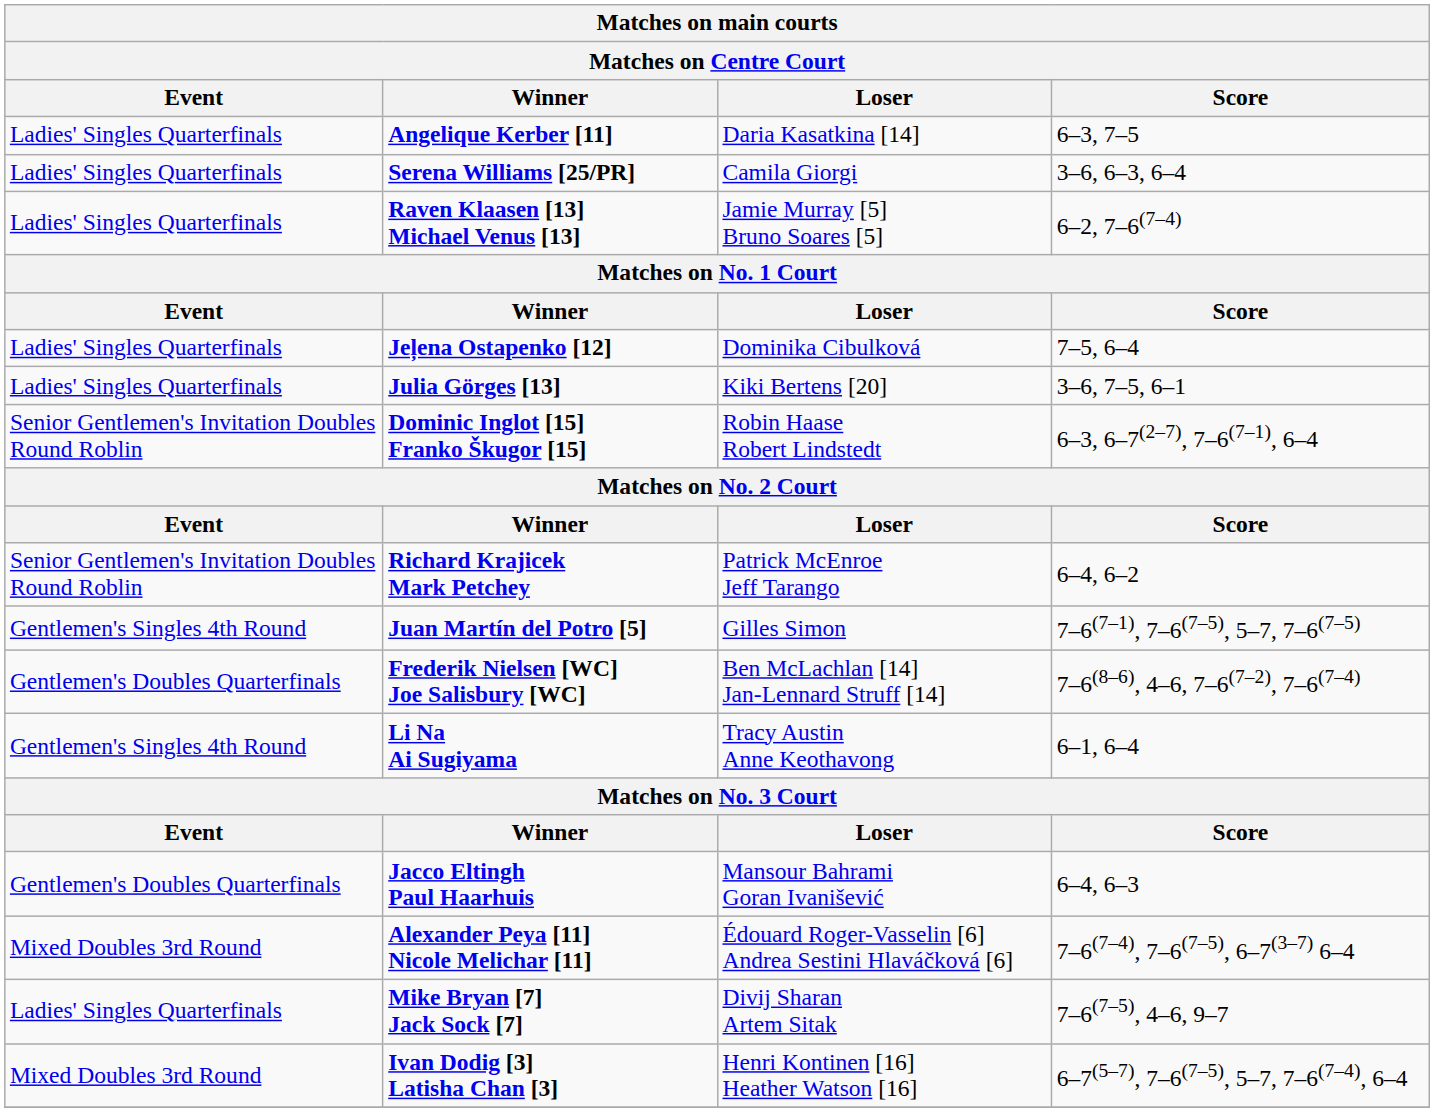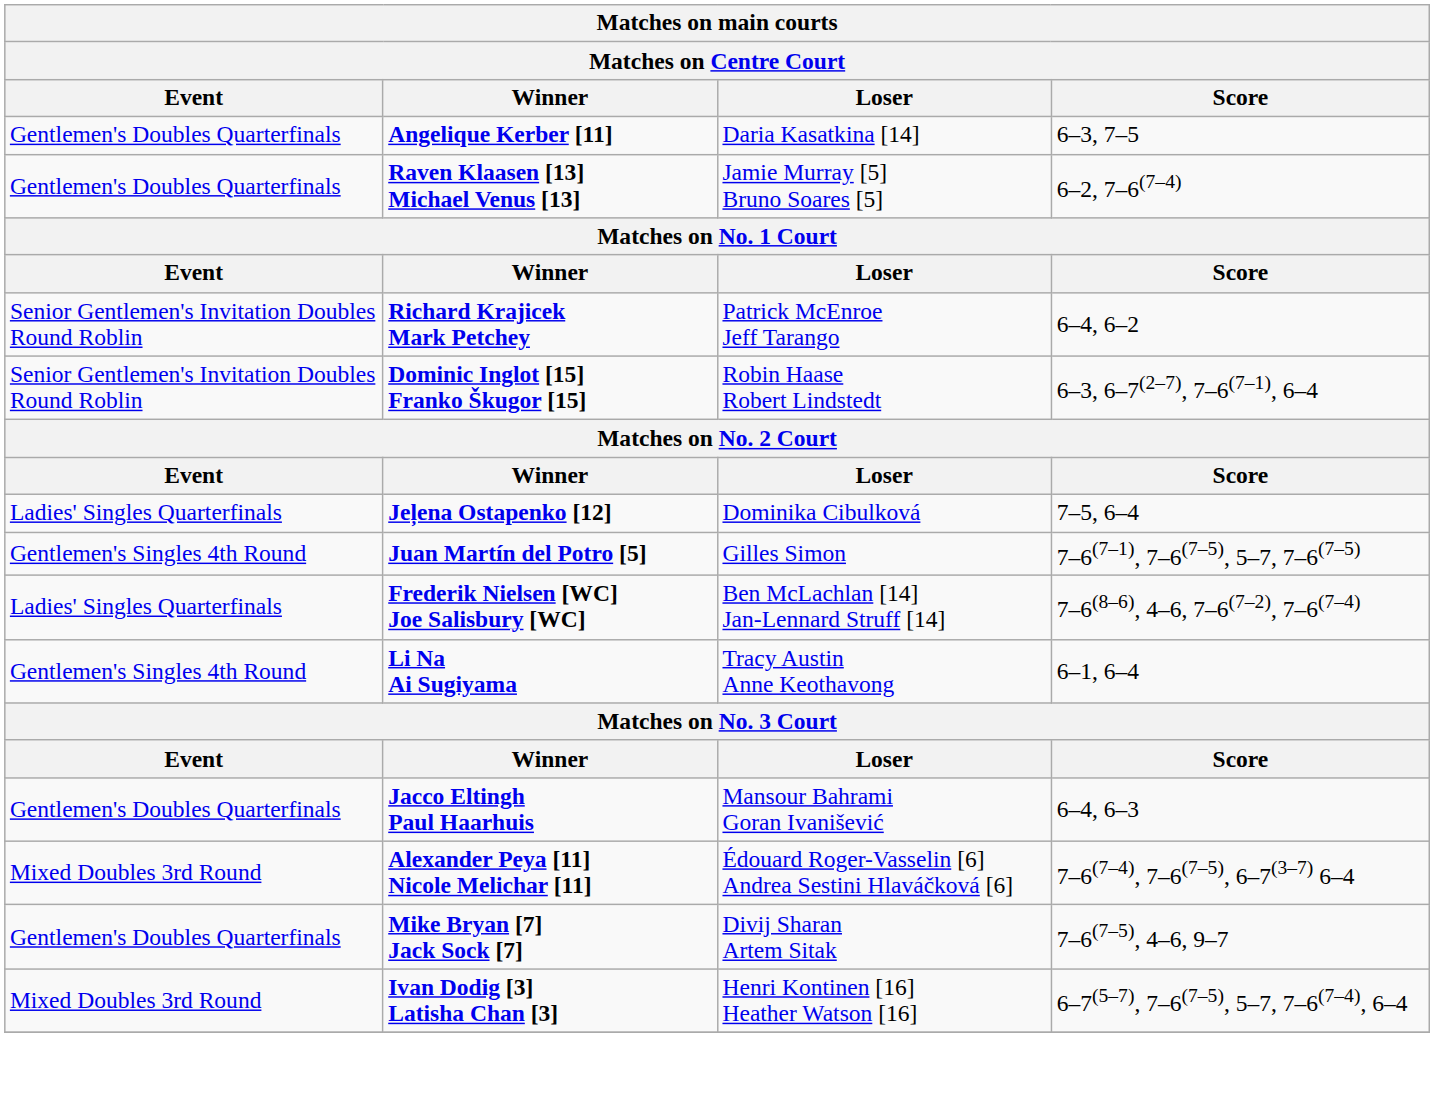(146, 135) Ladies' Singles Quarterfinals -> (175, 135) Gentlemen's Doubles Quarterfinals
- row: (512, 172)
(146, 222) Ladies' Singles Quarterfinals -> (175, 185) Gentlemen's Doubles Quarterfinals
rows swapped: (500, 348) <-> (477, 574)
- row: (474, 385)
(175, 681) Gentlemen's Doubles Quarterfinals -> (146, 607) Ladies' Singles Quarterfinals
(146, 1011) Ladies' Singles Quarterfinals -> (175, 936) Gentlemen's Doubles Quarterfinals
